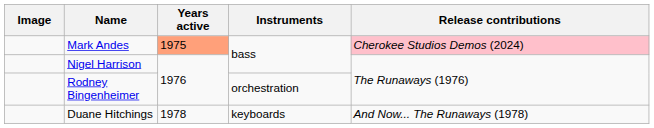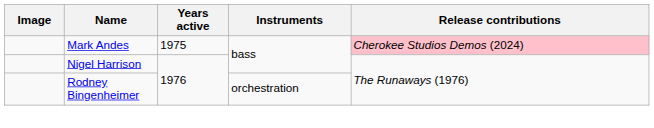(173, 45) lightsalmon background -> (173, 45) no background
- row: (110, 114)
